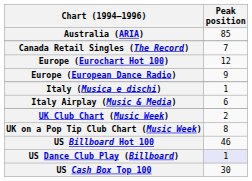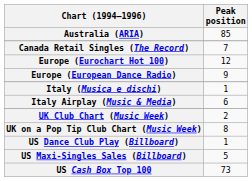- row: (104, 143)
(226, 156) lavender background -> (226, 143) no background
+ row: (104, 156)
(226, 170) 30 -> (226, 170) 73
